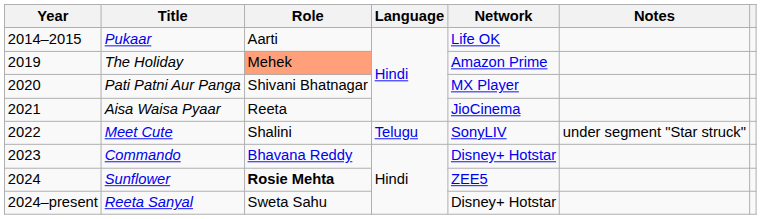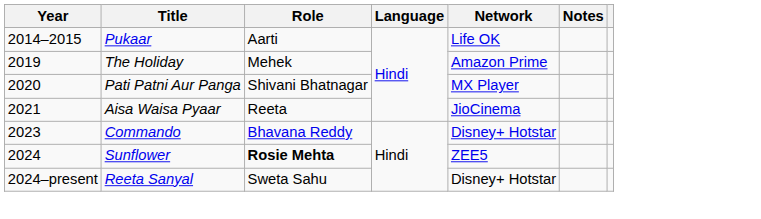(270, 62) lightsalmon background -> (270, 62) no background
- row: (139, 132)
